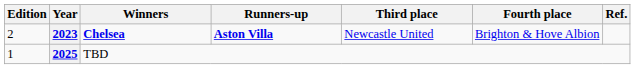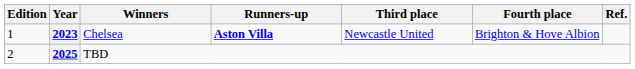(10, 34) 2 -> (10, 34) 1
(104, 34) bold -> (103, 34) normal
(10, 53) 1 -> (10, 53) 2
